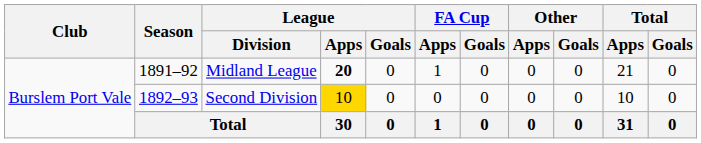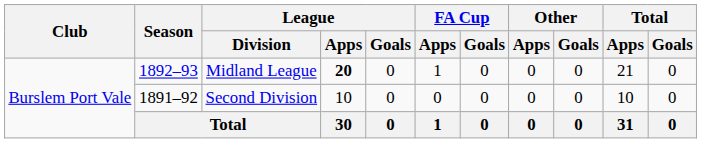(168, 71) 1891–92 -> (168, 71) 1892–93
(168, 97) 1892–93 -> (168, 97) 1891–92
(344, 97) gold background -> (344, 97) no background
